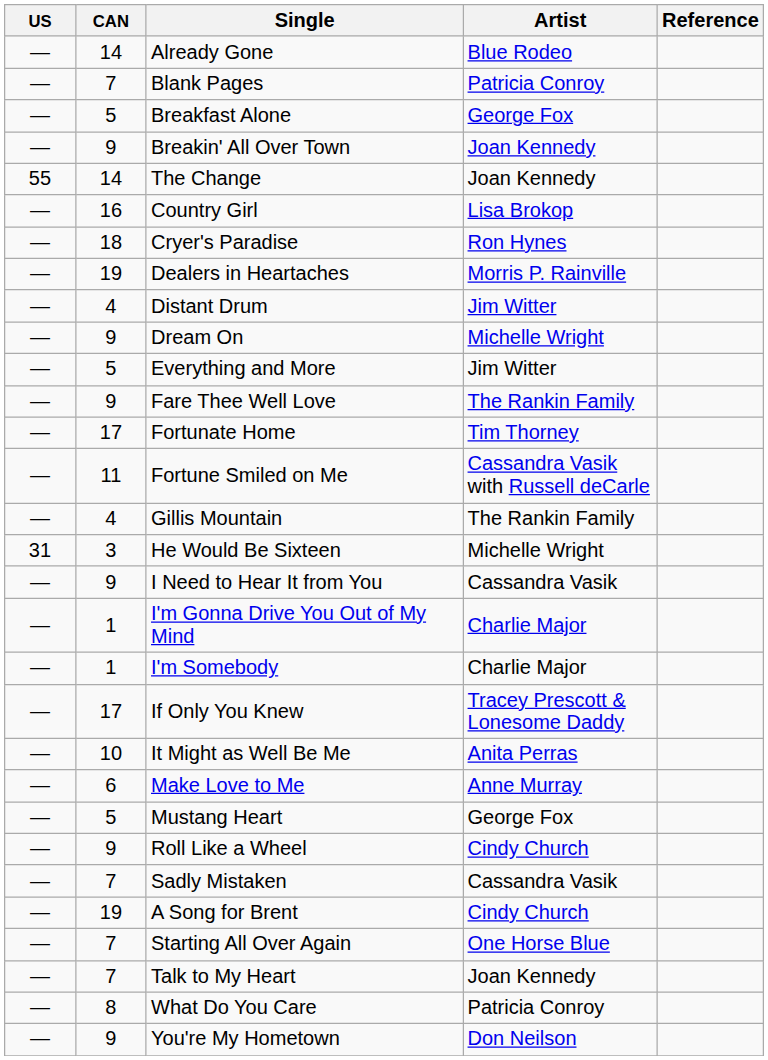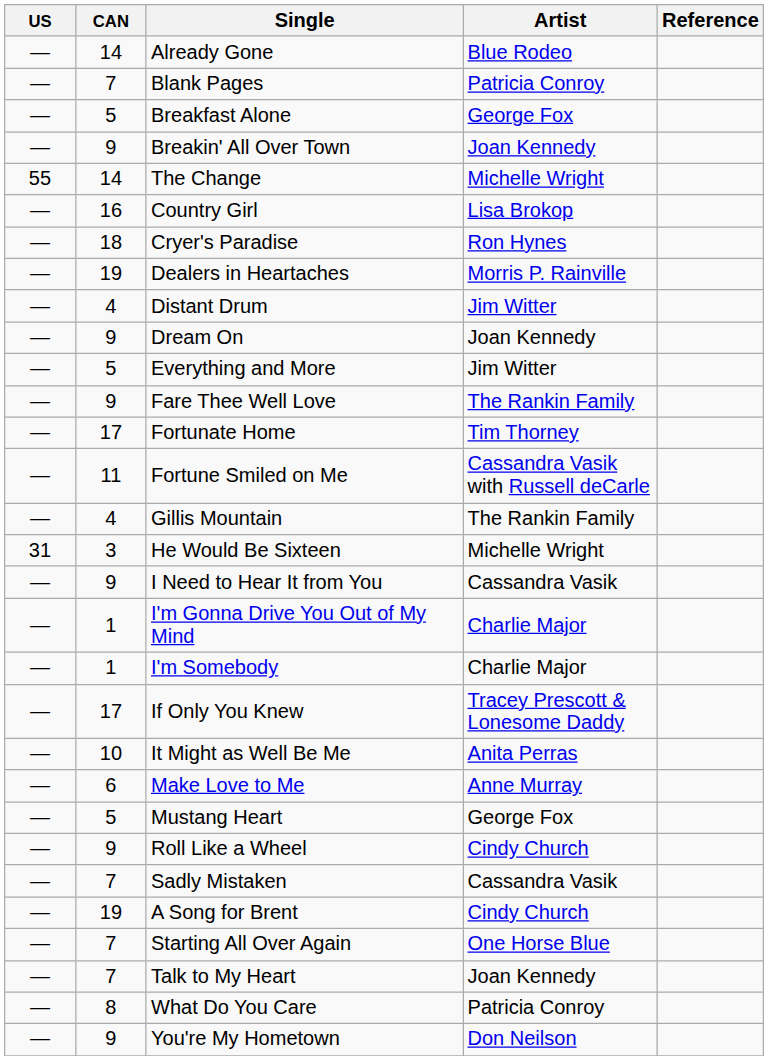(532, 178) Joan Kennedy -> (536, 178) Michelle Wright
(536, 337) Michelle Wright -> (532, 337) Joan Kennedy
